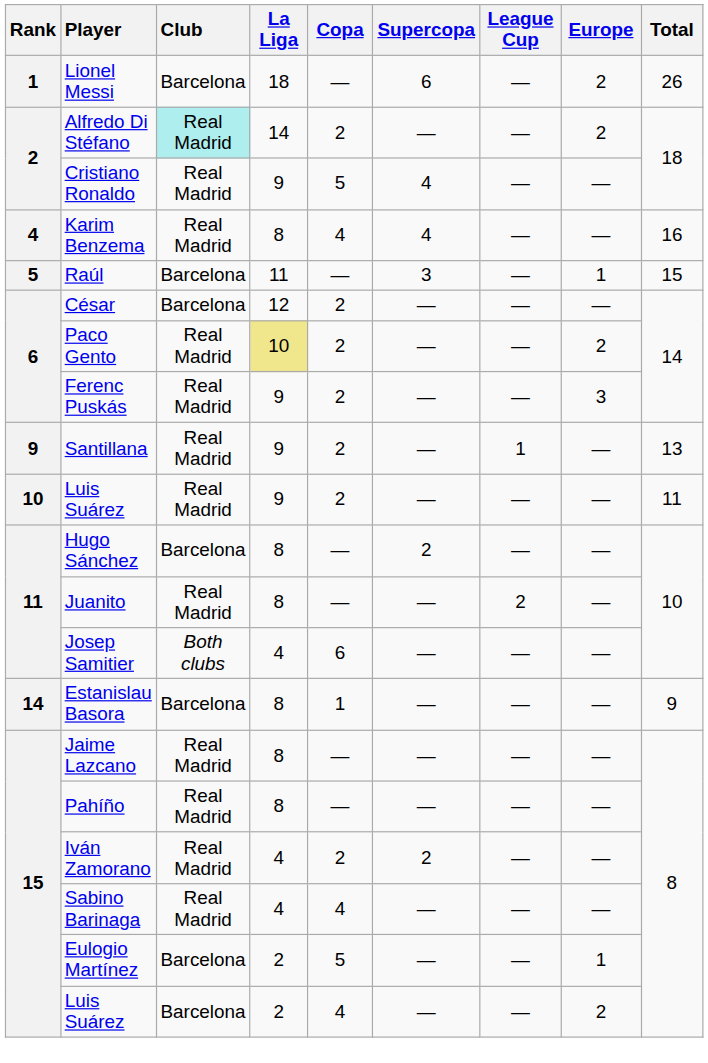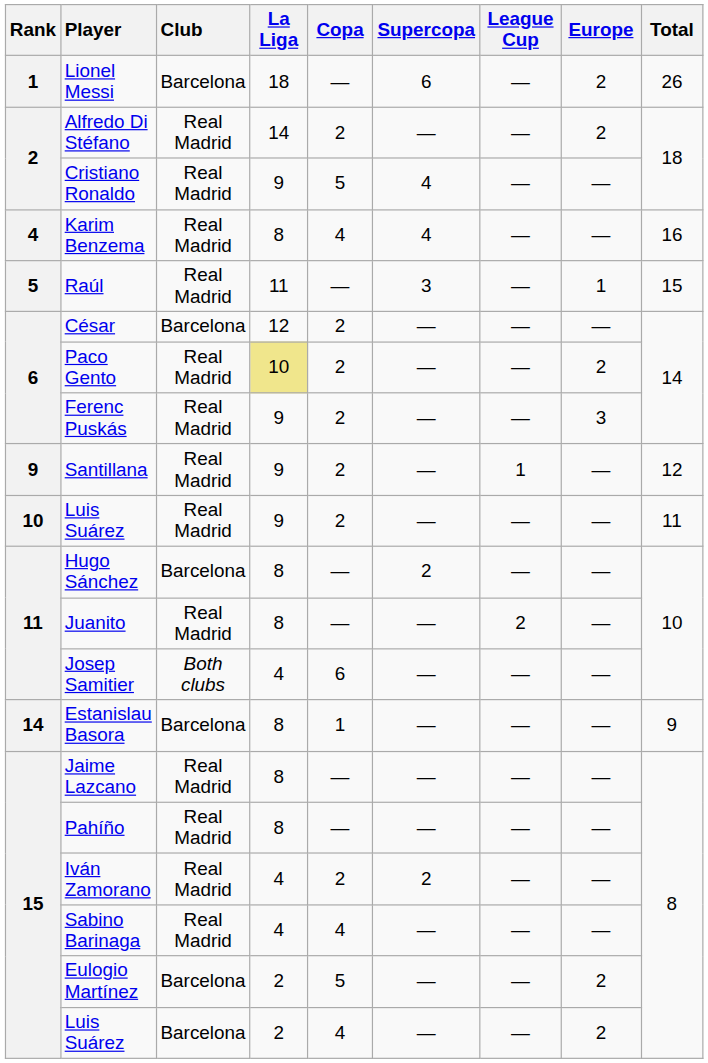(203, 132) paleturquoise background -> (203, 132) no background
(203, 275) Barcelona -> (203, 286) Real Madrid
(672, 448) 13 -> (672, 469) 12
(601, 960) 1 -> (601, 981) 2
